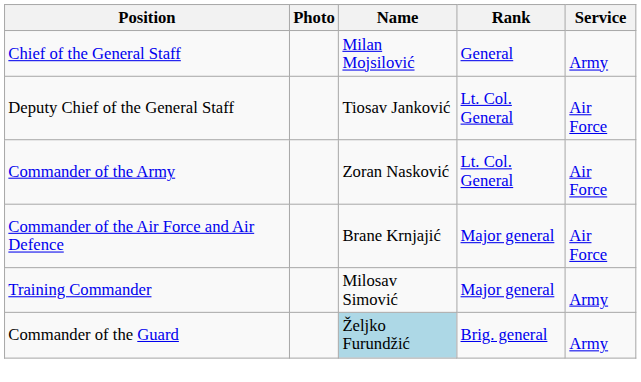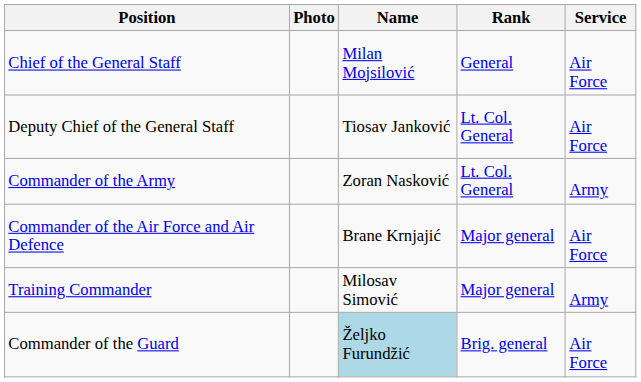(589, 62) Army -> (588, 72) Air Force
(588, 181) Air Force -> (589, 190) Army
(589, 344) Army -> (588, 353) Air Force
